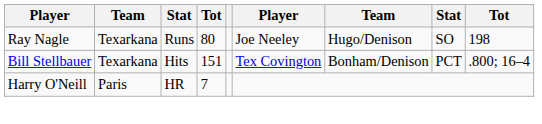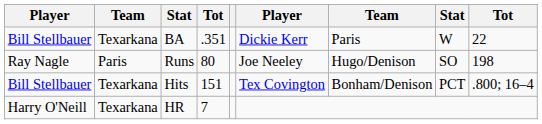+ row: (174, 38)
(128, 38) Texarkana -> (112, 61) Paris
(112, 84) Paris -> (128, 107) Texarkana
